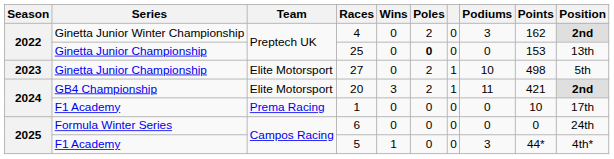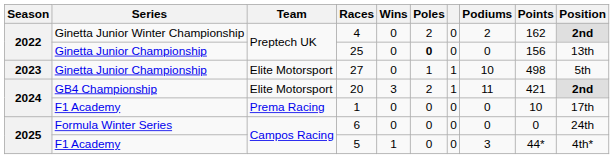(487, 33) 3 -> (487, 33) 2
(536, 51) 153 -> (536, 51) 156
(429, 70) 2 -> (429, 70) 1
